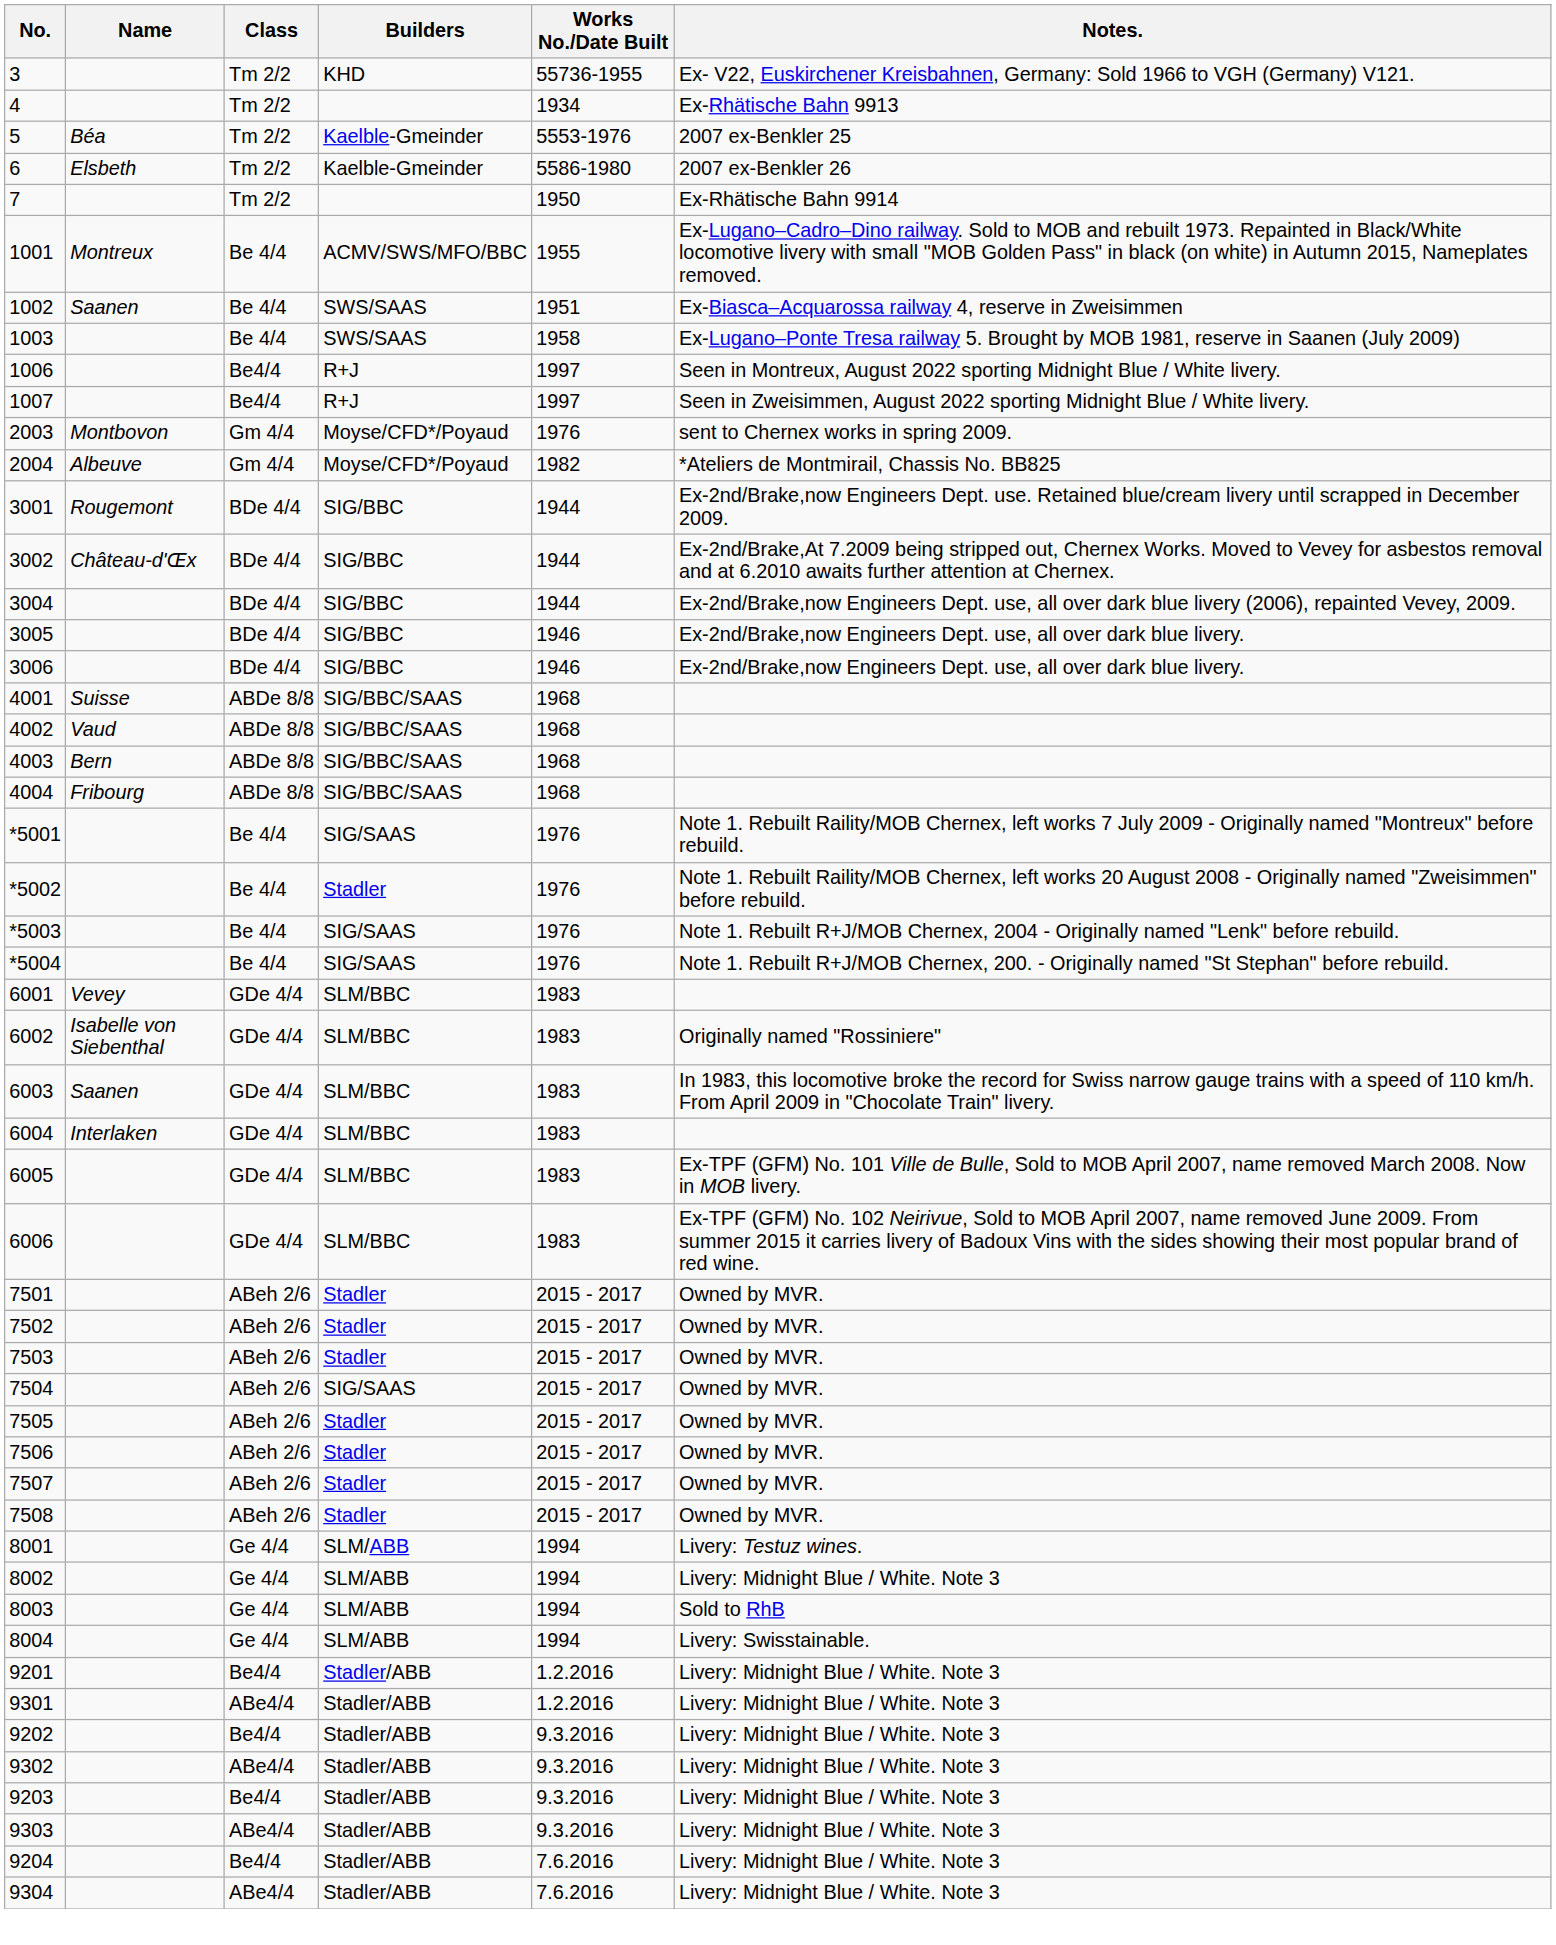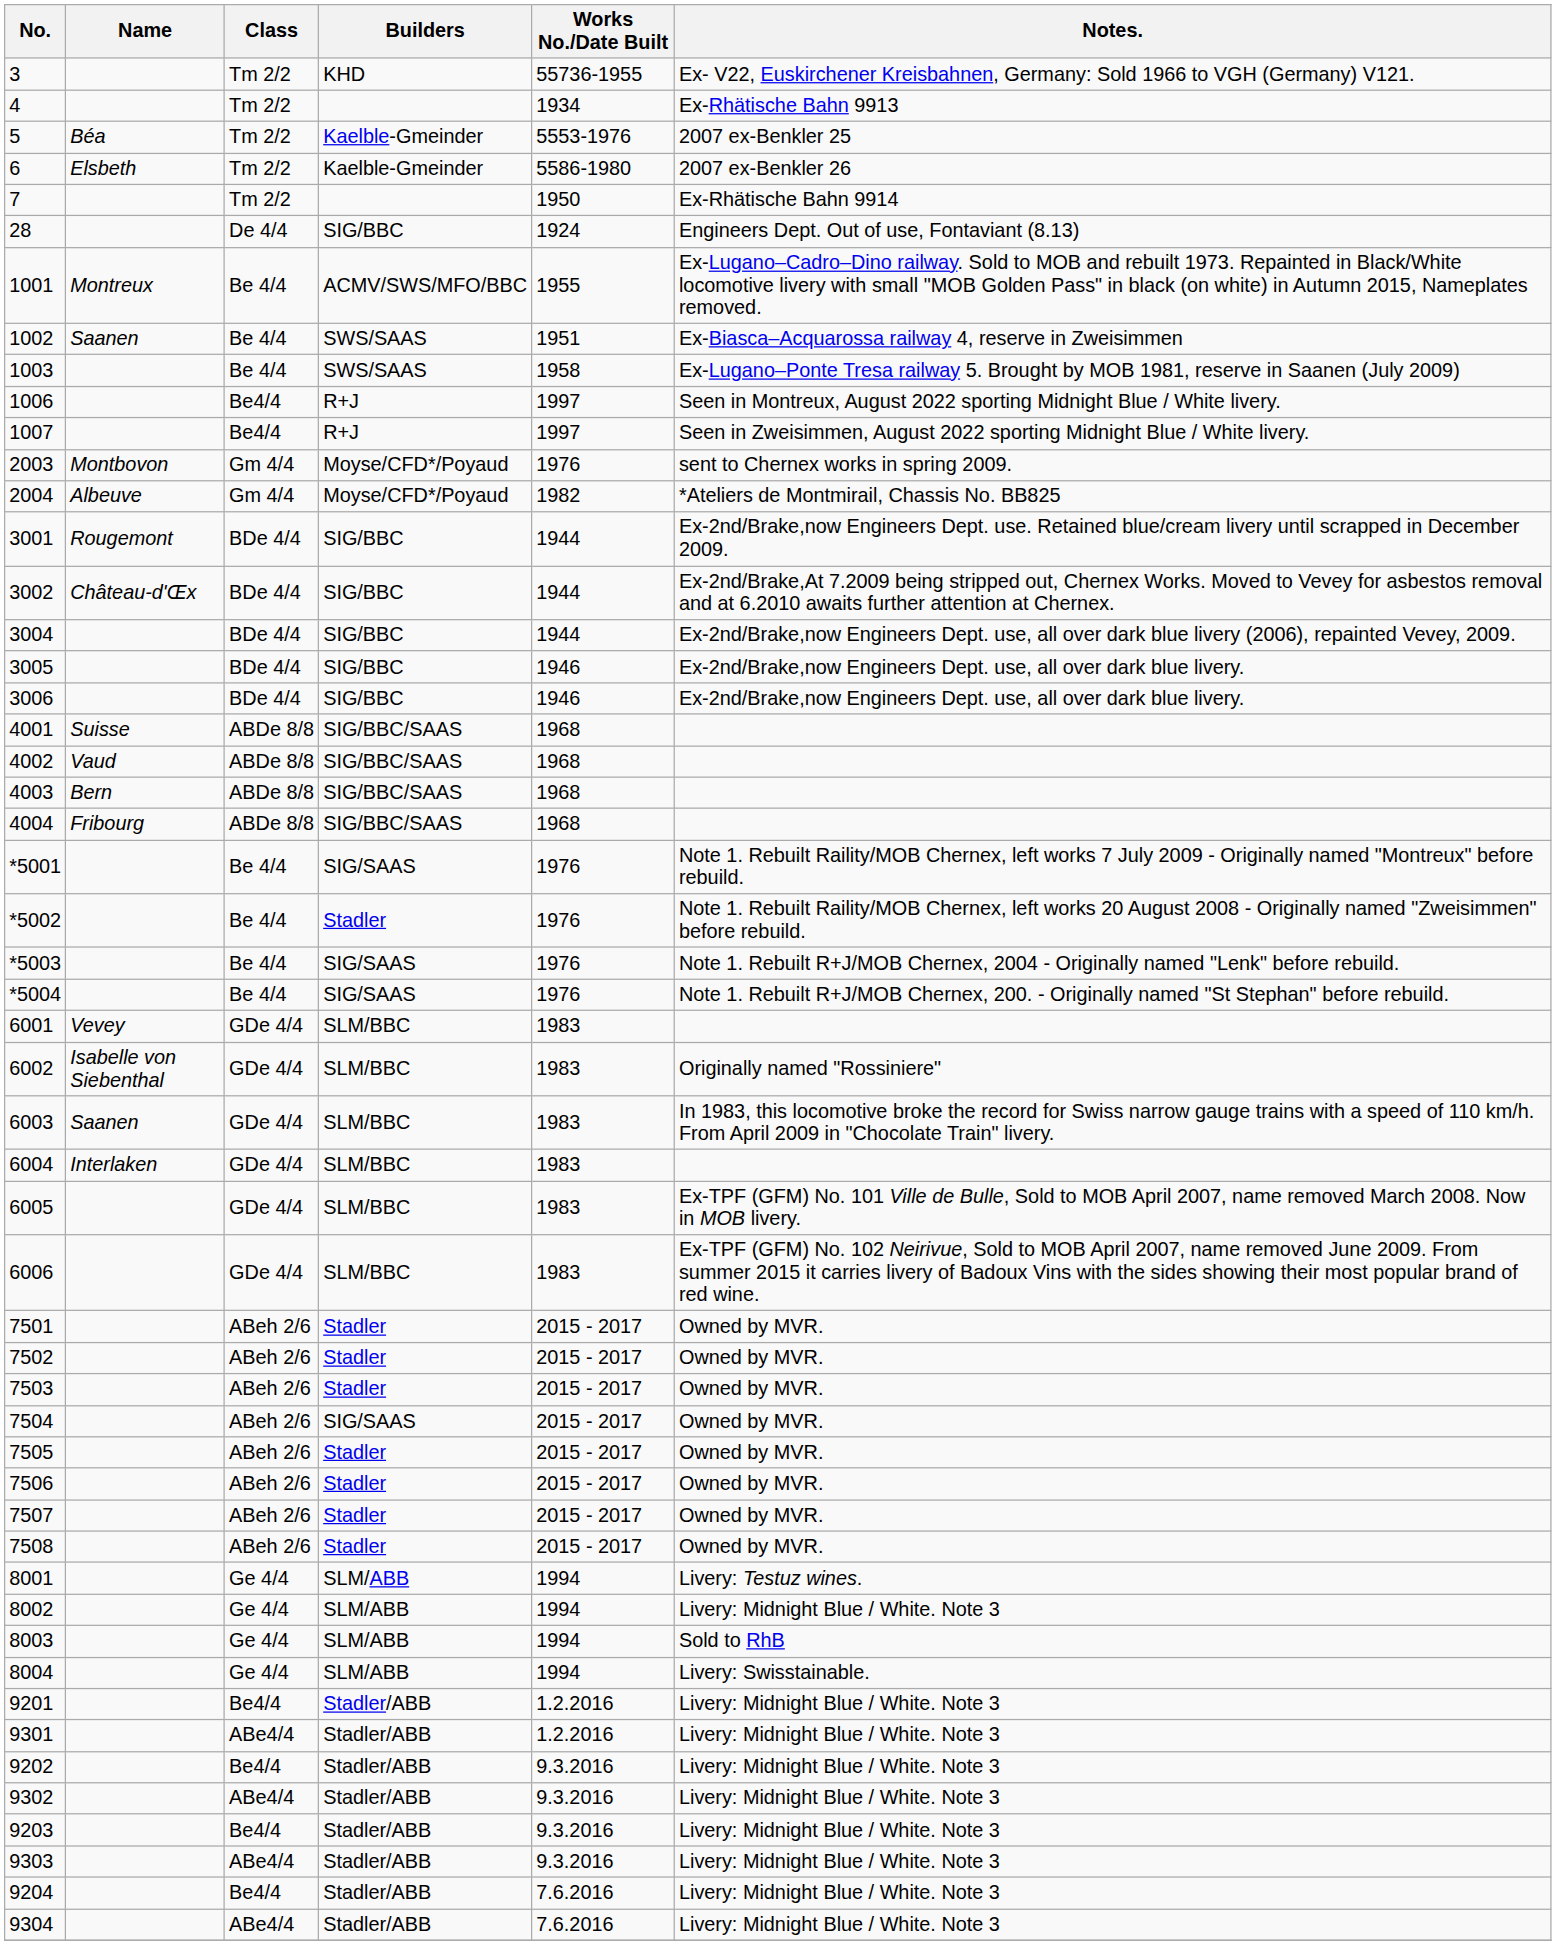+ row: (20, 231)
